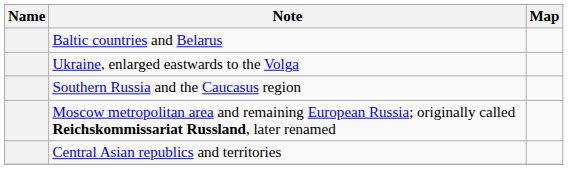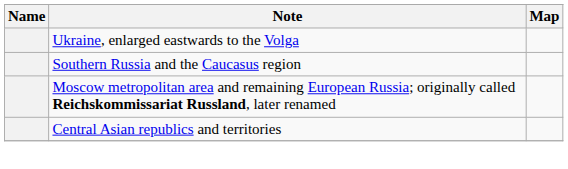- row: (137, 40)
